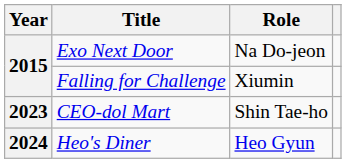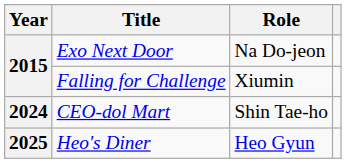(28, 111) 2023 -> (28, 111) 2024
(28, 142) 2024 -> (28, 142) 2025
